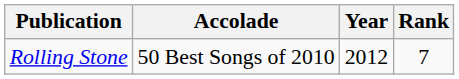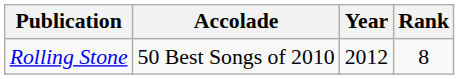(424, 56) 7 -> (424, 56) 8
